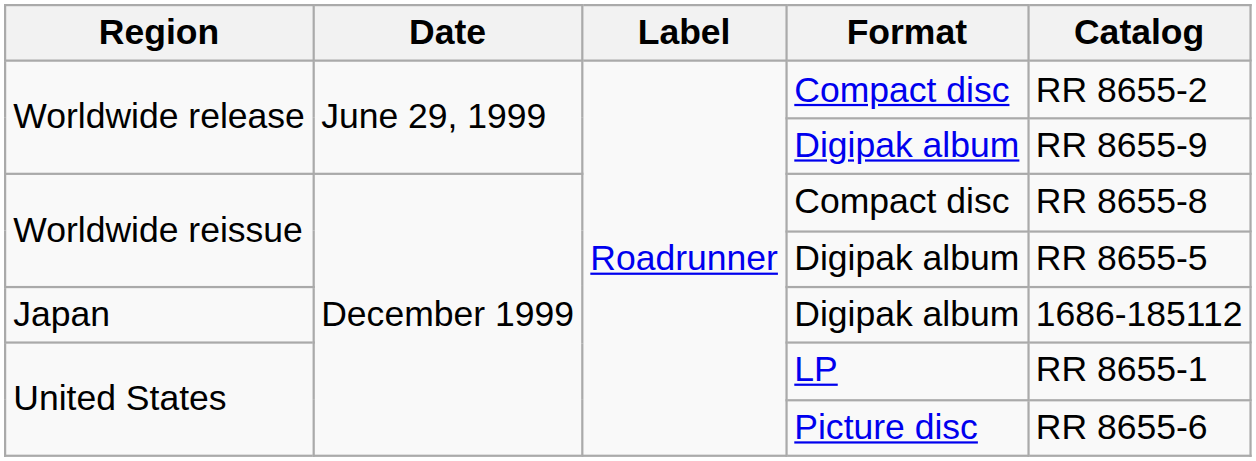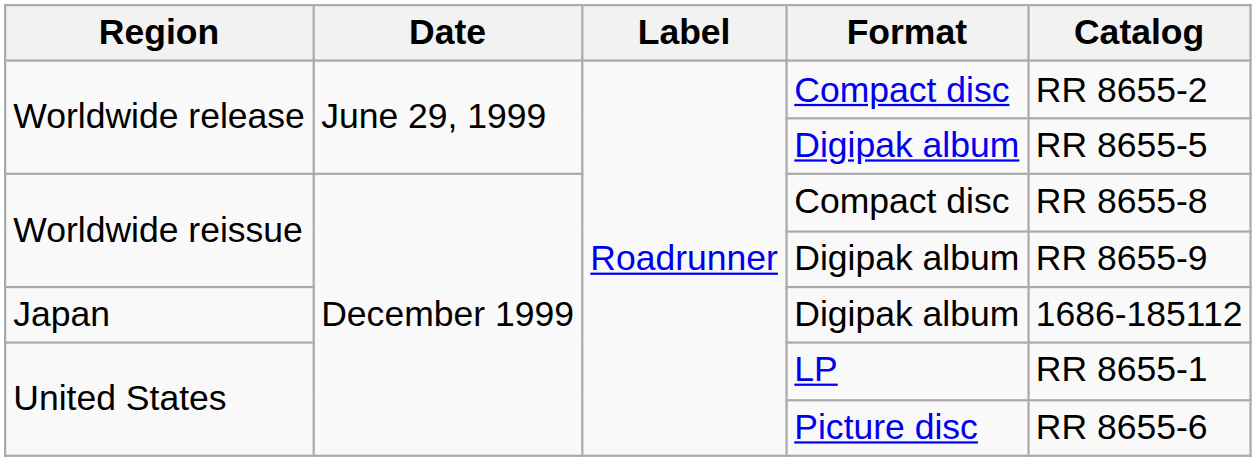(1122, 145) RR 8655-9 -> (1122, 145) RR 8655-5
(1122, 257) RR 8655-5 -> (1122, 257) RR 8655-9
